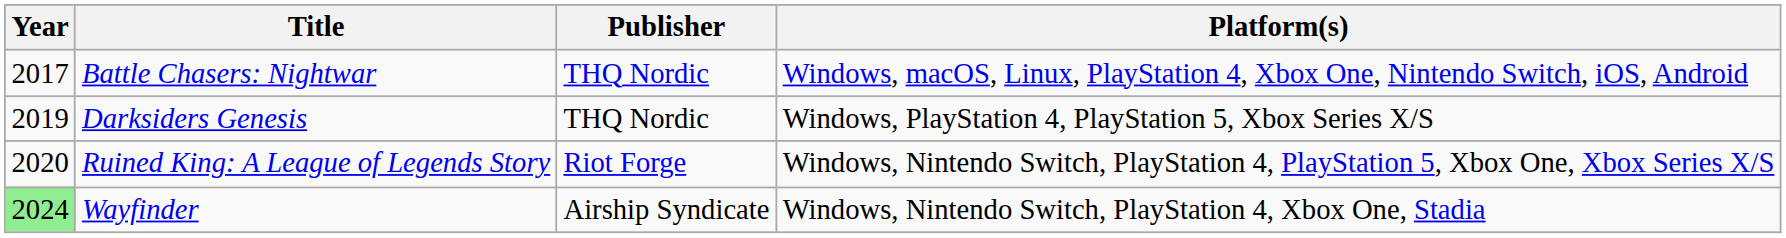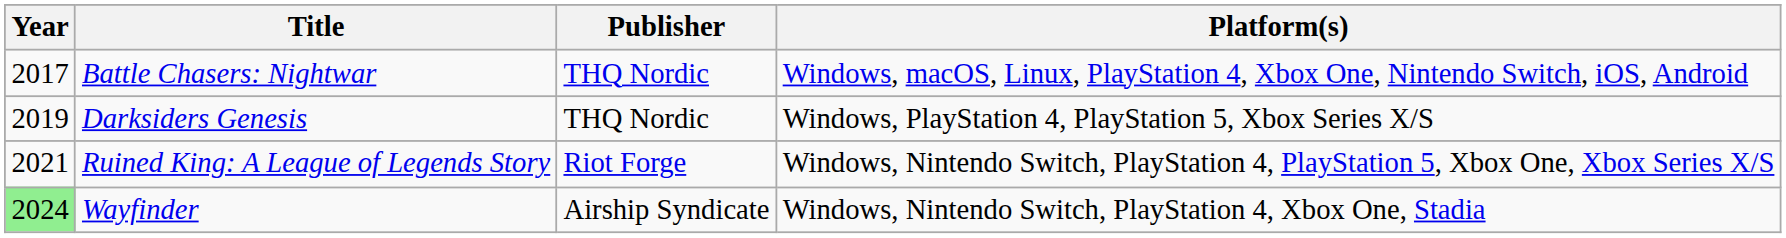(40, 163) 2020 -> (40, 163) 2021
